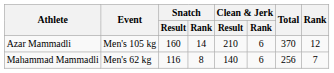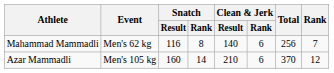rows swapped: (39, 44) <-> (53, 60)
